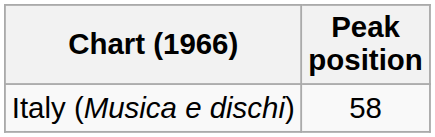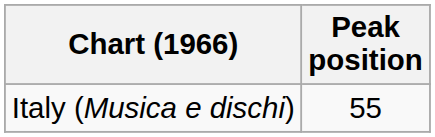(366, 107) 58 -> (366, 107) 55
